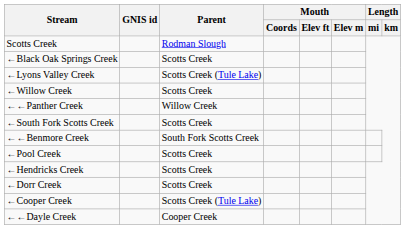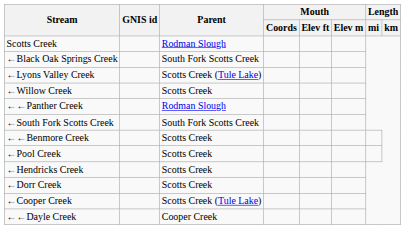(187, 59) Scotts Creek -> (210, 59) South Fork Scotts Creek
(190, 106) Willow Creek -> (194, 106) Rodman Slough
(187, 122) Scotts Creek -> (210, 122) South Fork Scotts Creek
(210, 138) South Fork Scotts Creek -> (187, 138) Scotts Creek
